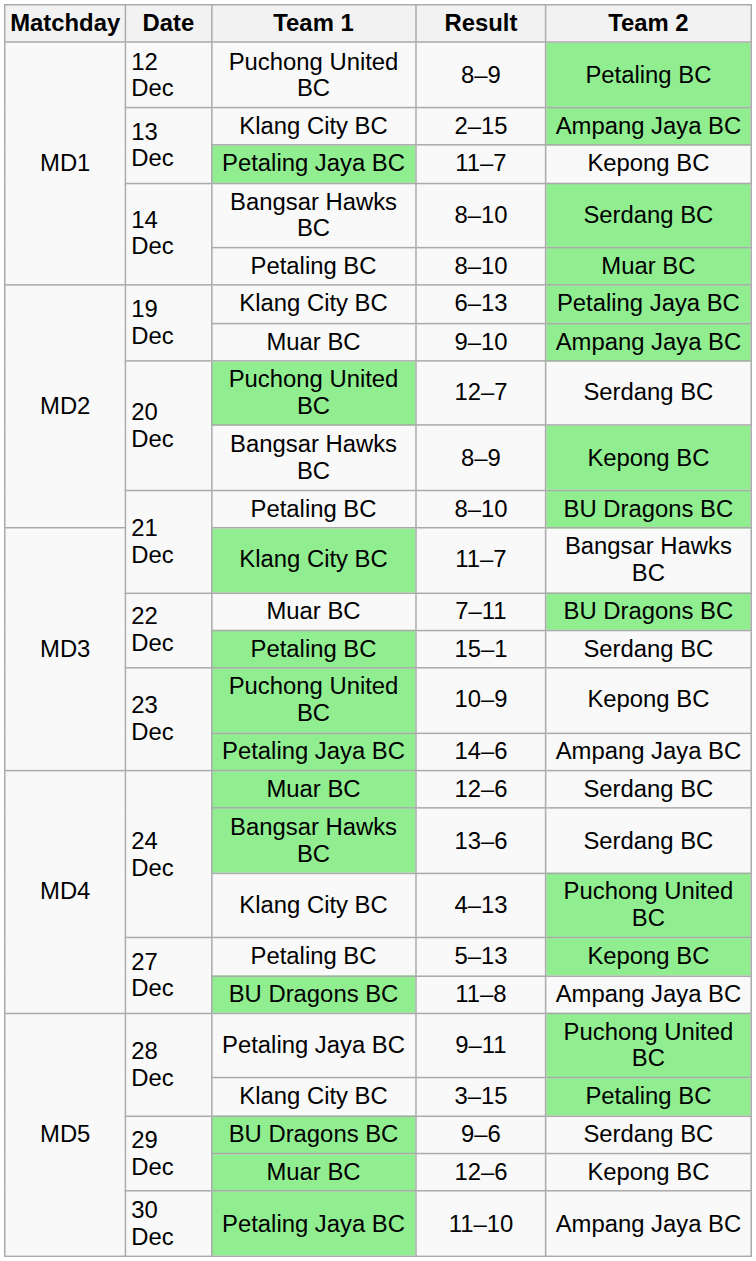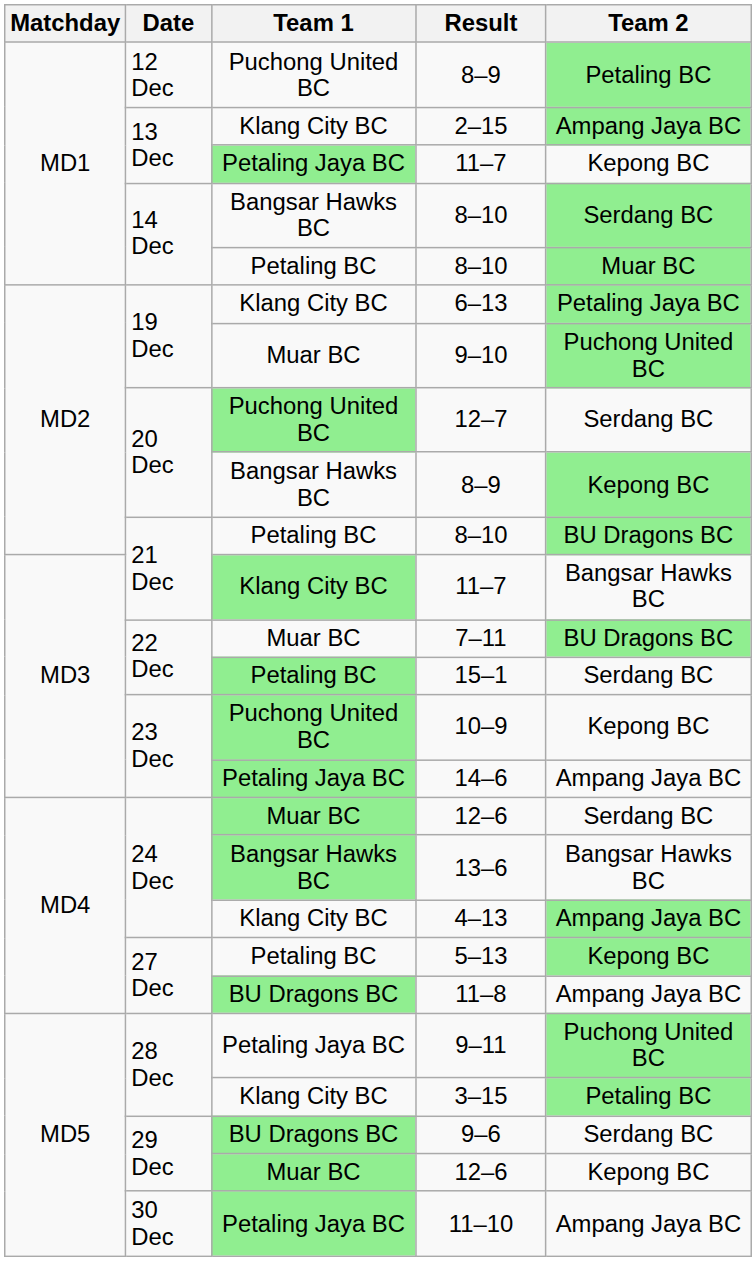(648, 341) Ampang Jaya BC -> (648, 355) Puchong United BC
(648, 840) Serdang BC -> (648, 867) Bangsar Hawks BC
(648, 905) Puchong United BC -> (648, 918) Ampang Jaya BC
